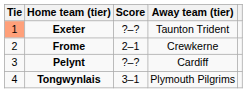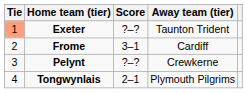(130, 46) 2–1 -> (130, 46) 3–1
(193, 46) Crewkerne -> (193, 46) Cardiff
(193, 63) Cardiff -> (193, 63) Crewkerne
(130, 79) 3–1 -> (130, 79) 2–1
